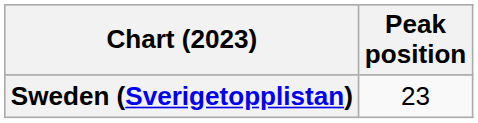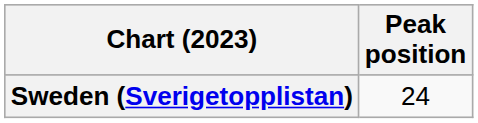(416, 95) 23 -> (416, 95) 24
